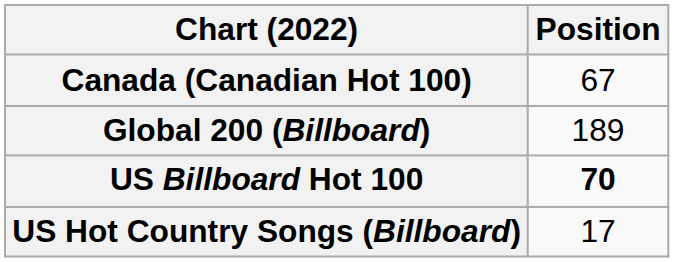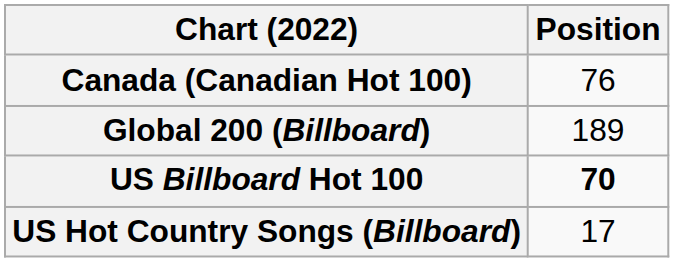(598, 79) 67 -> (598, 79) 76
